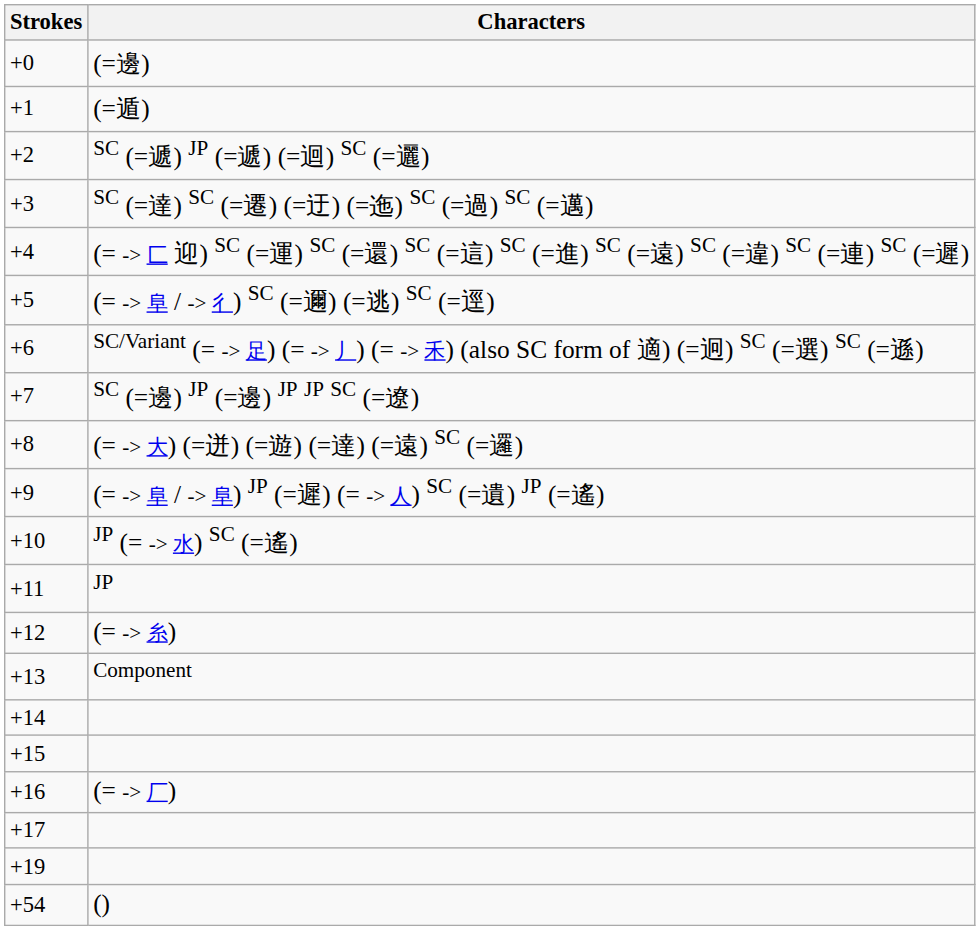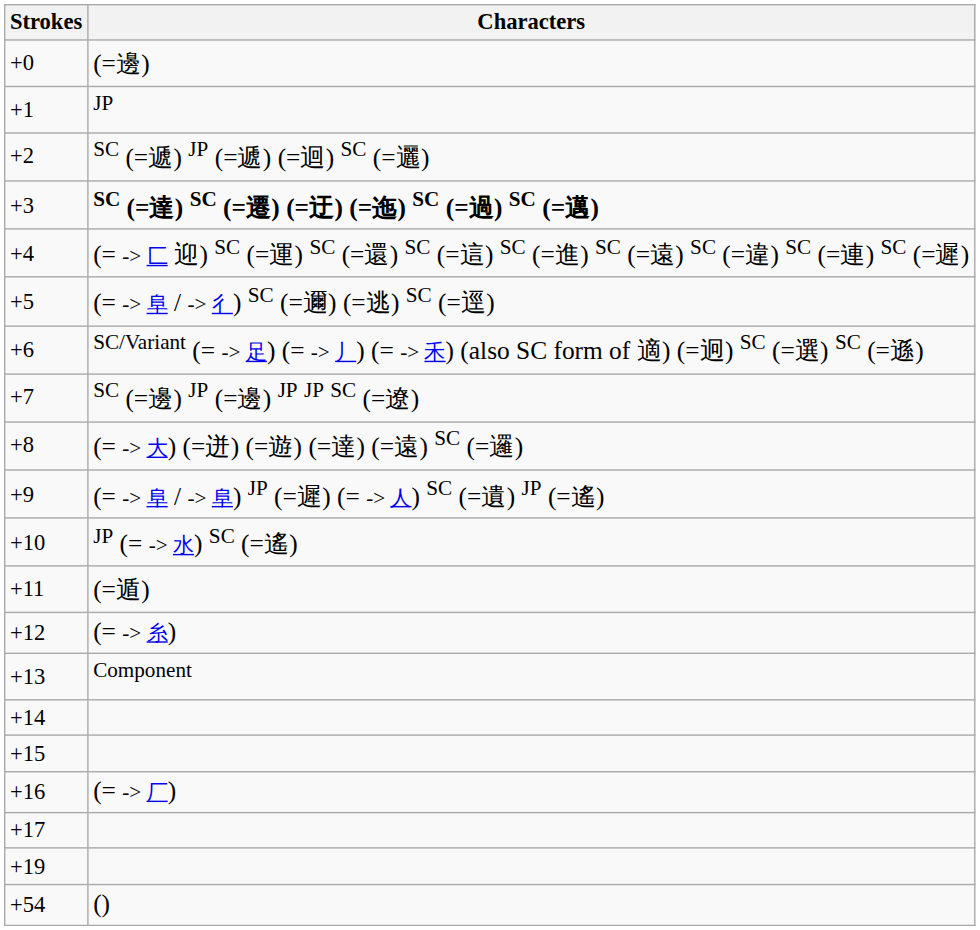(121, 109) (=遁) -> (103, 103) JP
(343, 202) normal -> (346, 204) bold
(103, 582) JP -> (121, 589) (=遁)
